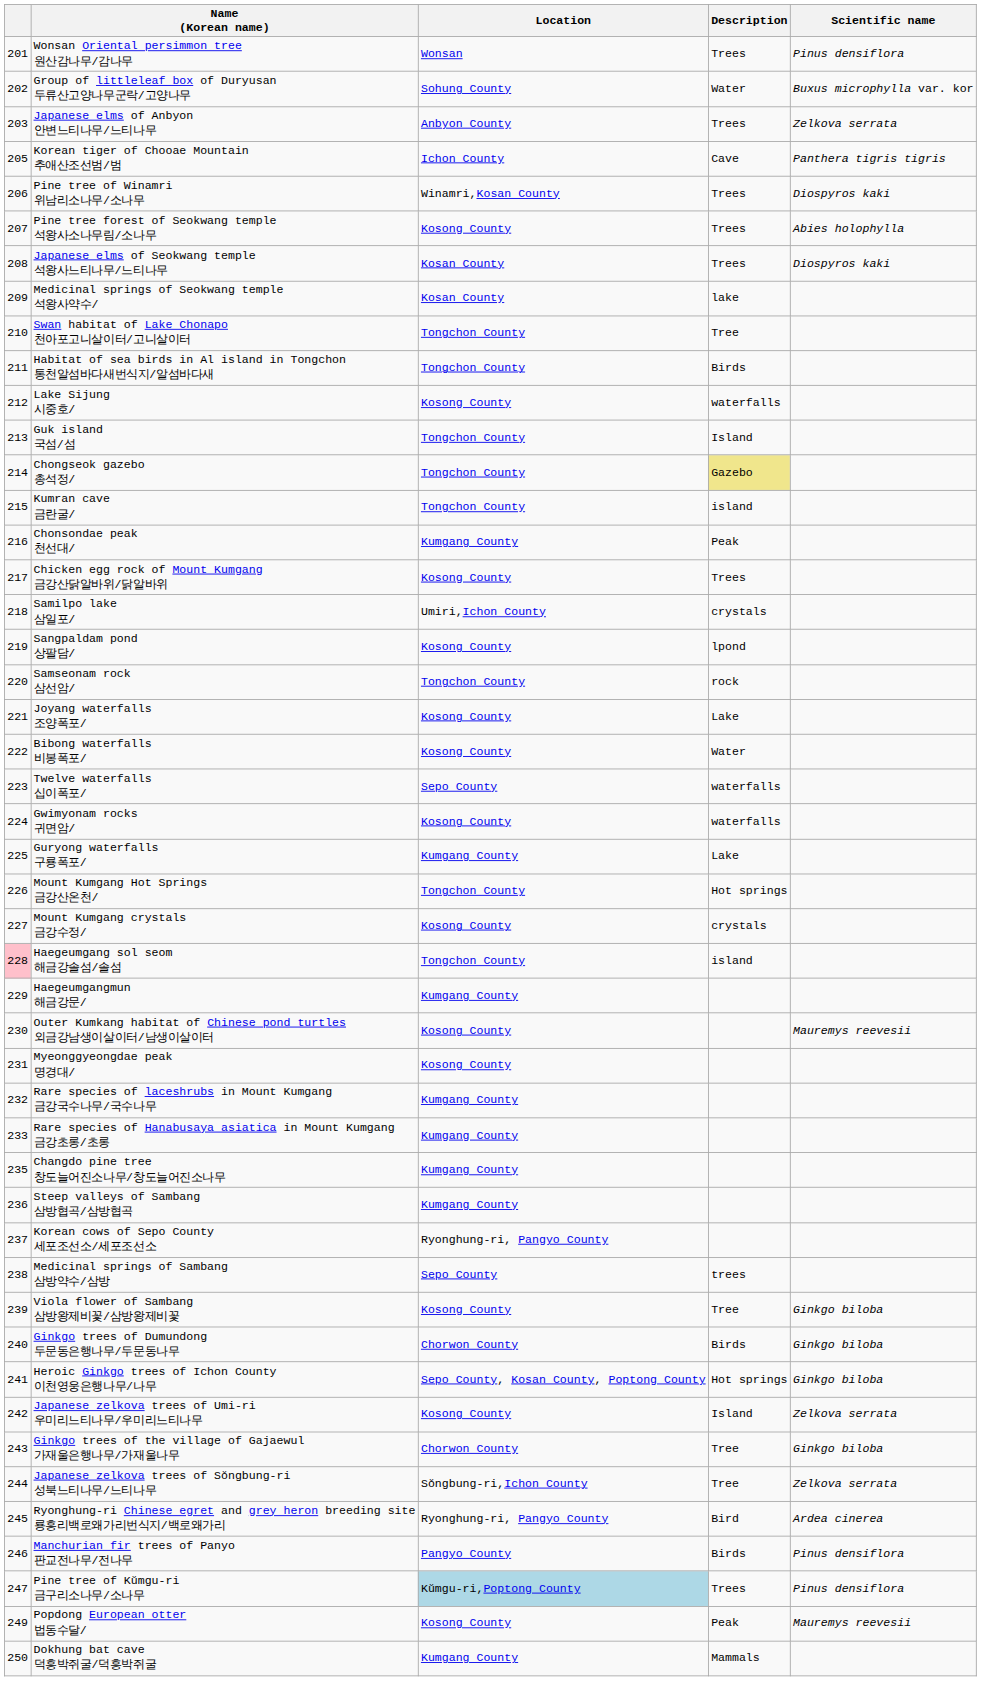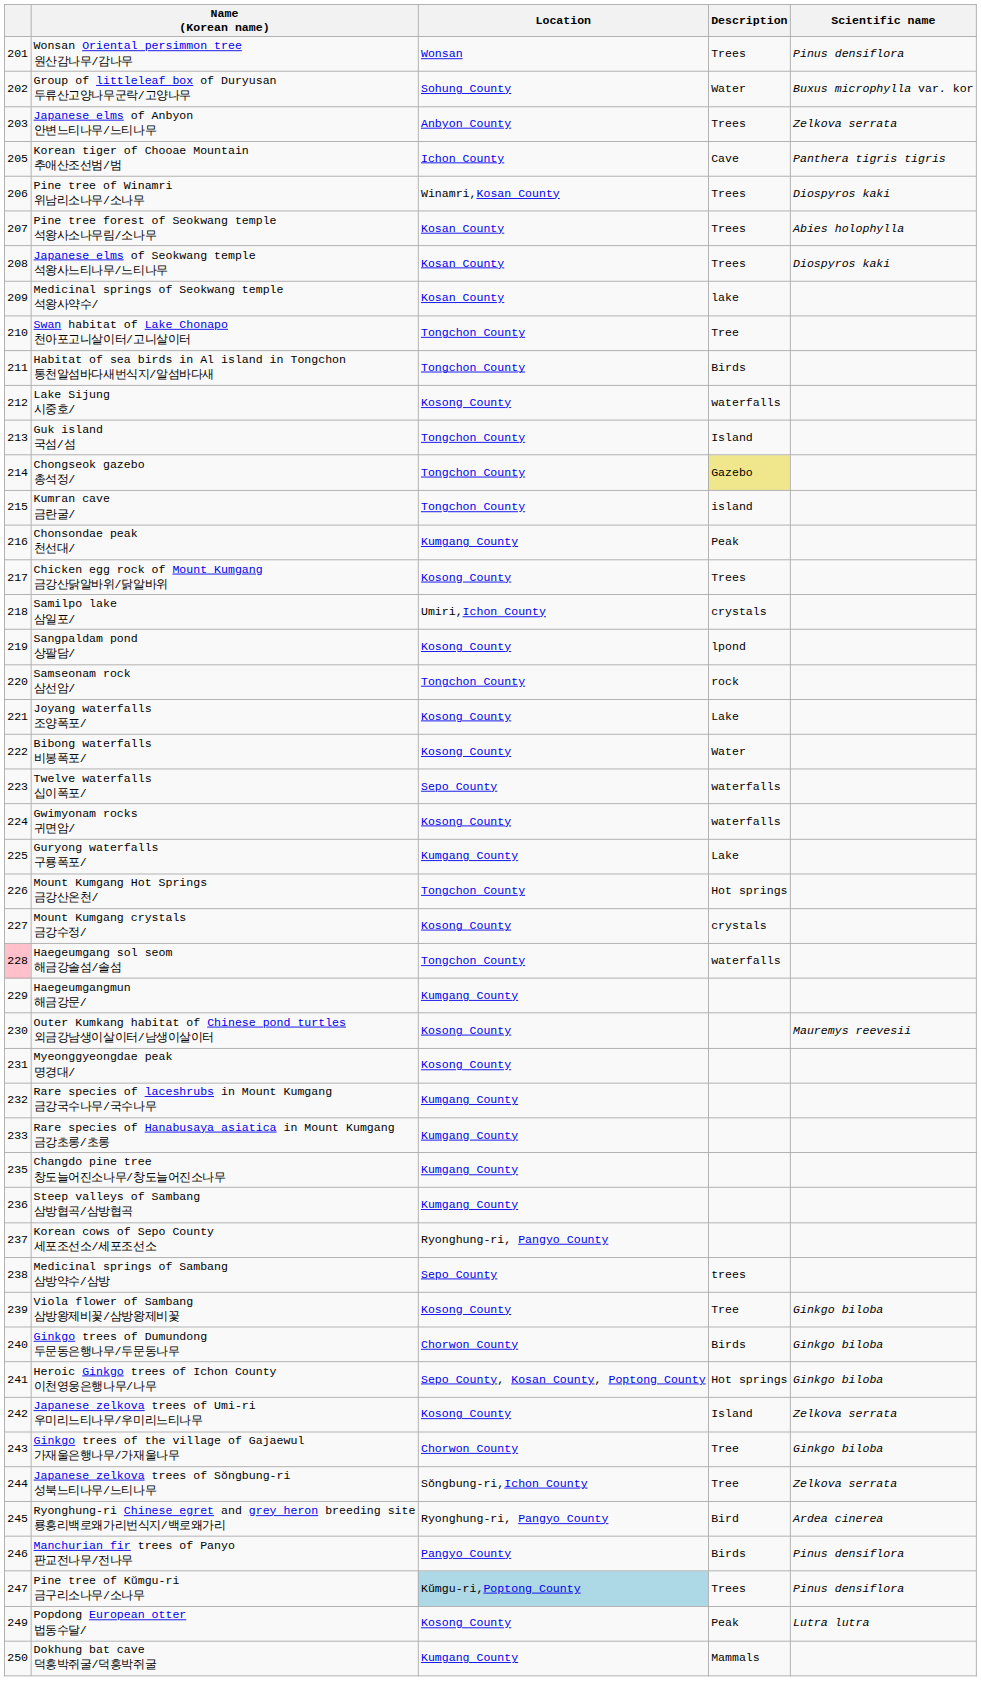(466, 228) Kosong County -> (463, 228) Kosan County
(732, 961) island -> (746, 961) waterfalls
(852, 1624) Mauremys reevesii -> (831, 1624) Lutra lutra
